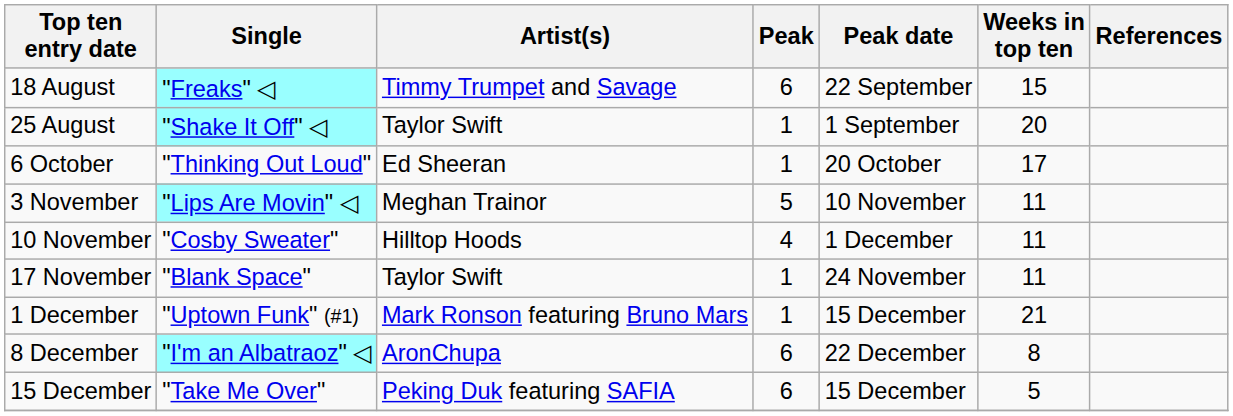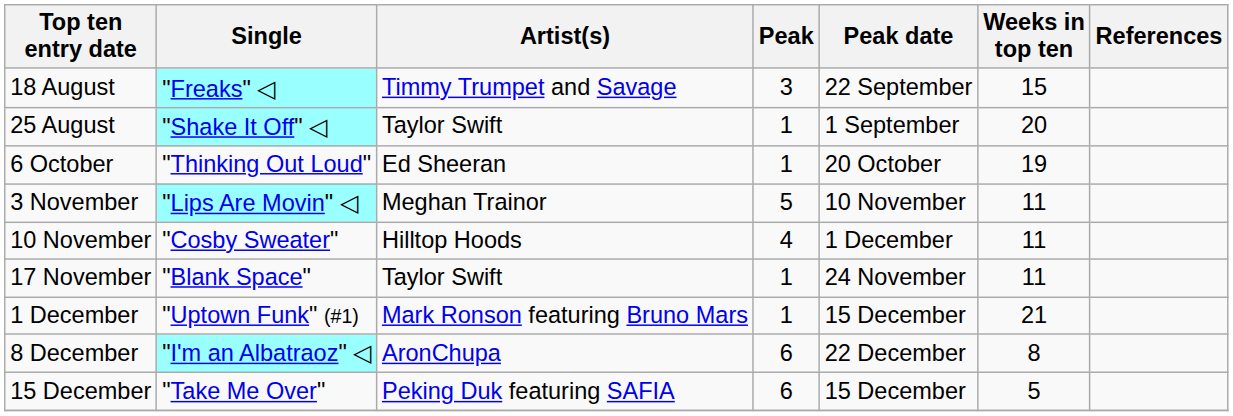(786, 87) 6 -> (786, 87) 3
(1034, 164) 17 -> (1034, 164) 19
